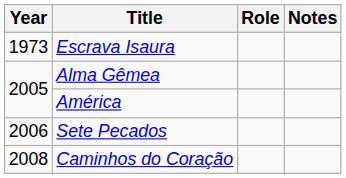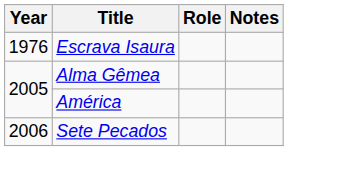(28, 46) 1973 -> (28, 46) 1976
- row: (145, 159)
